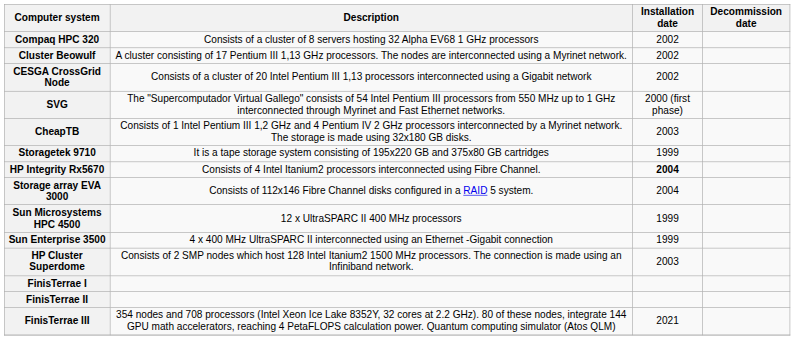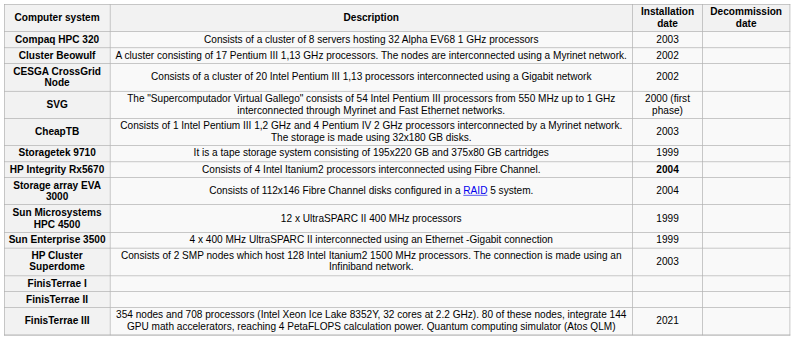(668, 39) 2002 -> (668, 39) 2003
